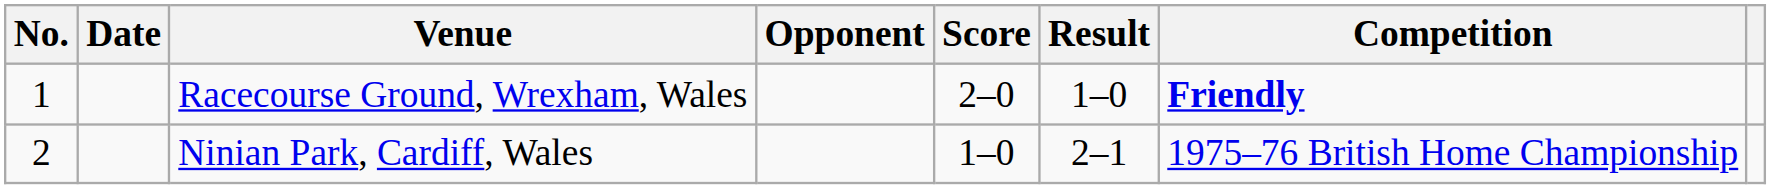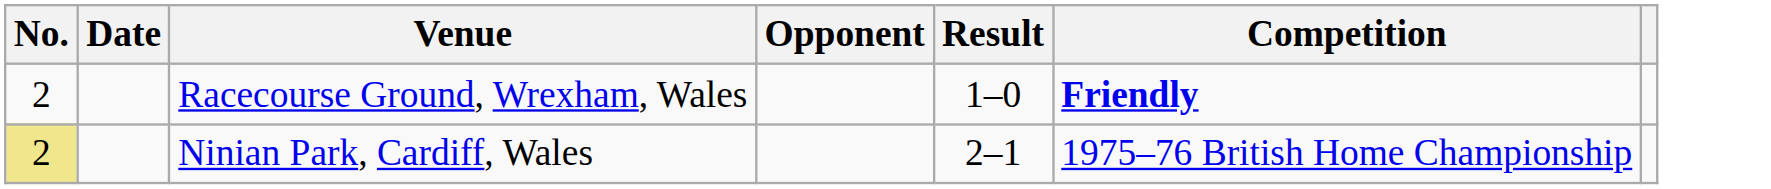- column: (986, 34)
(41, 93) 1 -> (41, 93) 2
(41, 152) no background -> (41, 152) khaki background
